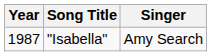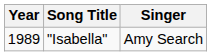(24, 39) 1987 -> (24, 39) 1989
